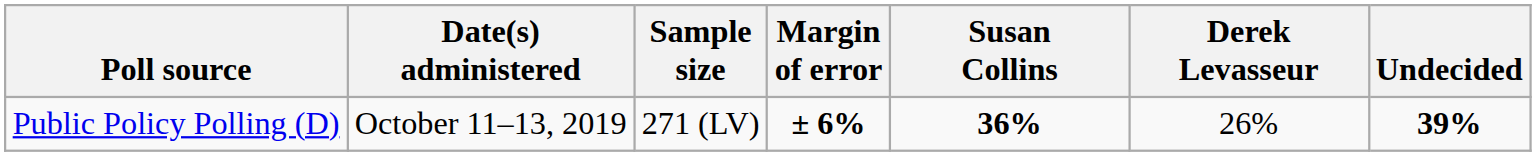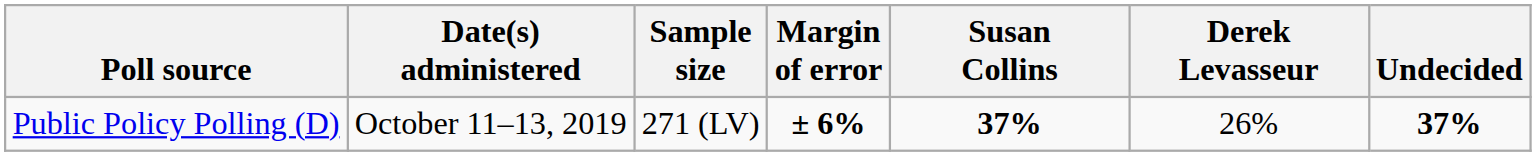(1010, 122) 36% -> (1010, 122) 37%
(1449, 122) 39% -> (1449, 122) 37%
